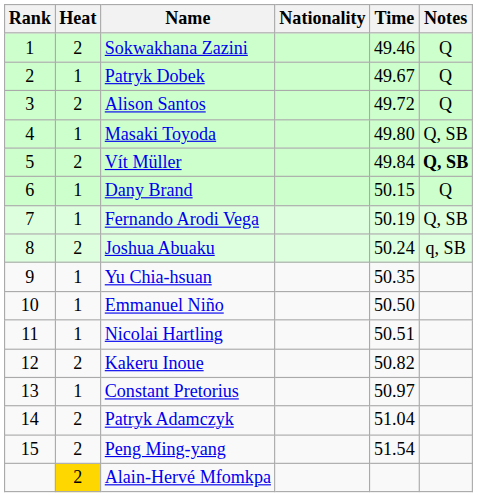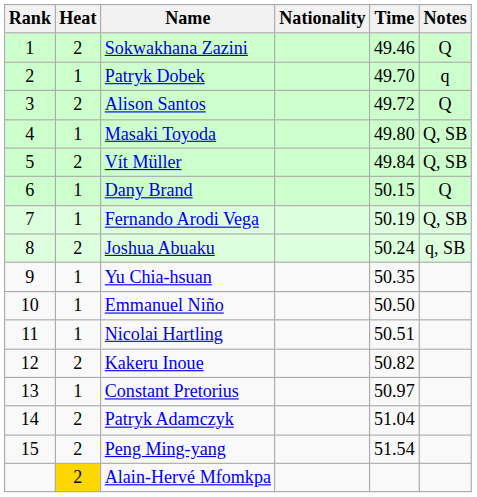(394, 76) 49.67 -> (394, 76) 49.70
(446, 76) Q -> (445, 76) q
(446, 162) bold -> (445, 162) normal
